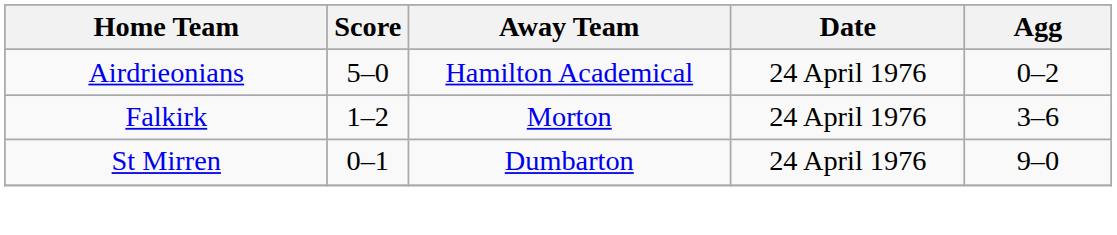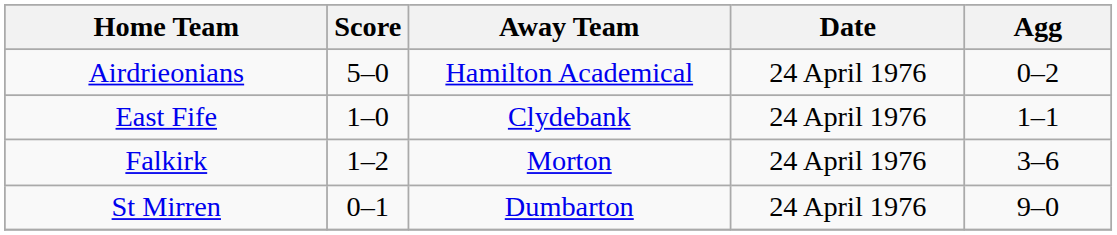+ row: (166, 116)
